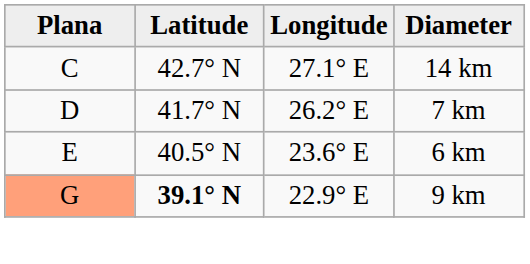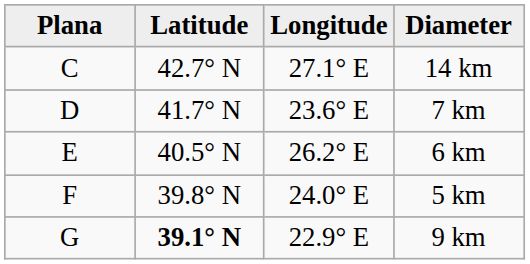(329, 110) 26.2° E -> (329, 110) 23.6° E
(329, 152) 23.6° E -> (329, 152) 26.2° E
+ row: (459, 195)
(70, 195) lightsalmon background -> (70, 237) no background
